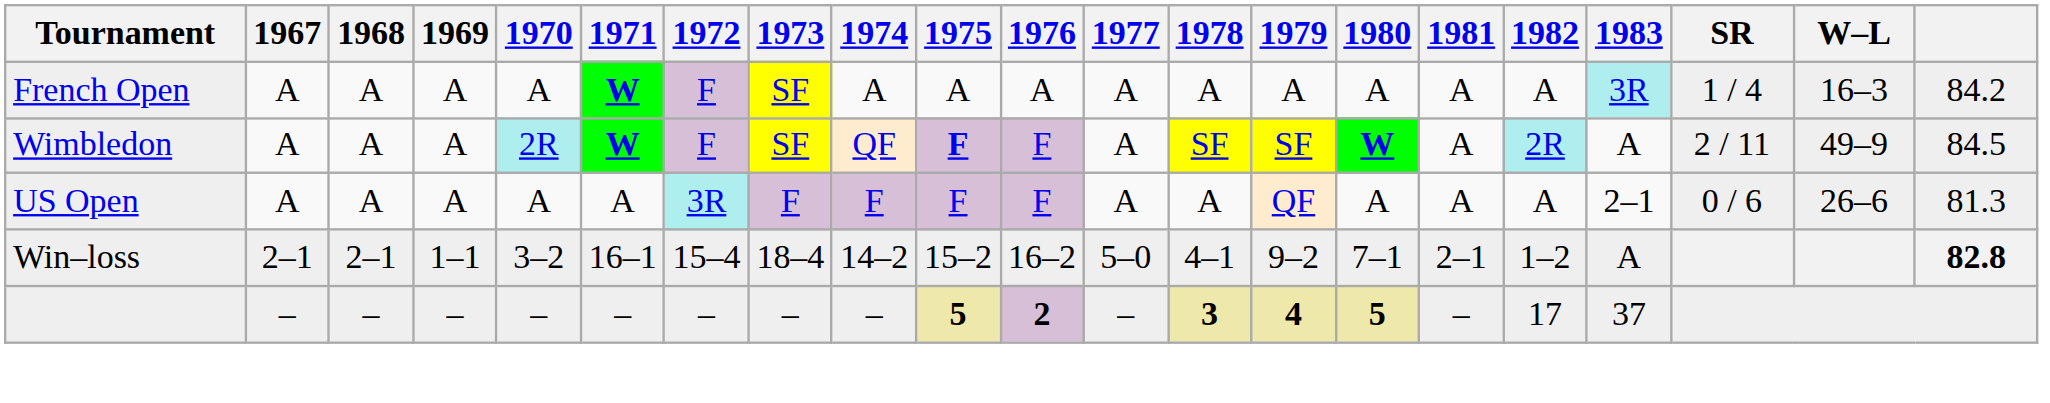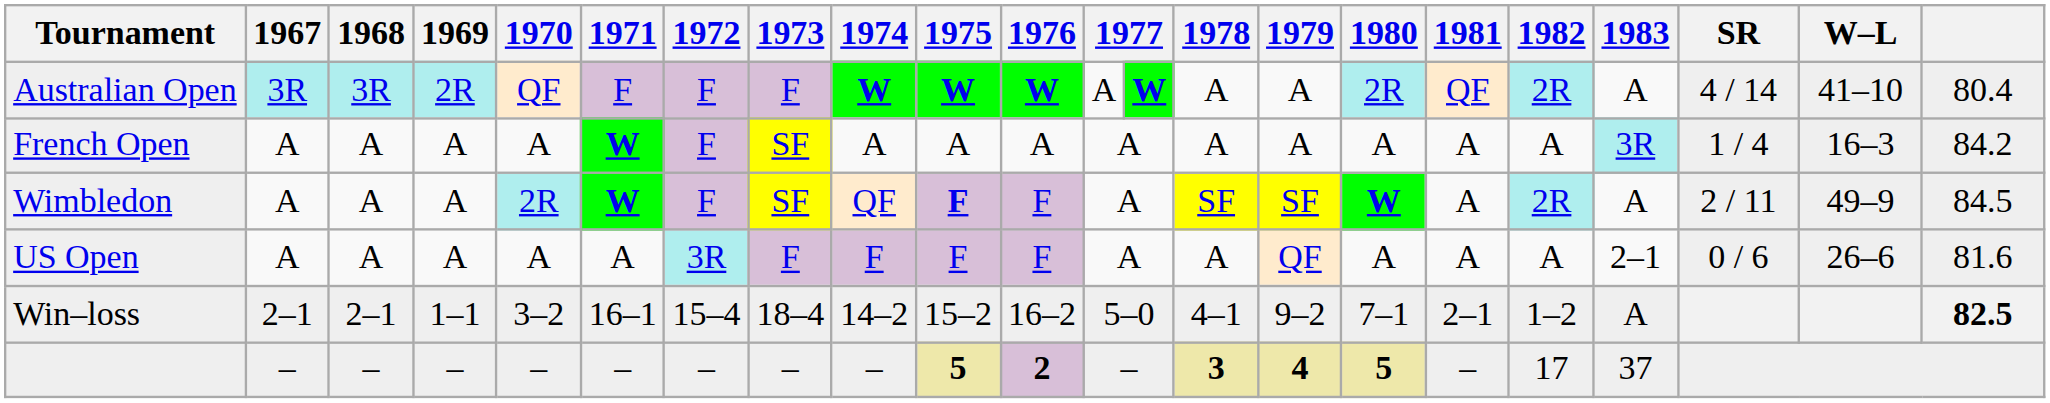+ row: (125, 88)
(1976, 201) 81.3 -> (1983, 257) 81.6
(1976, 257) 82.8 -> (1983, 313) 82.5
